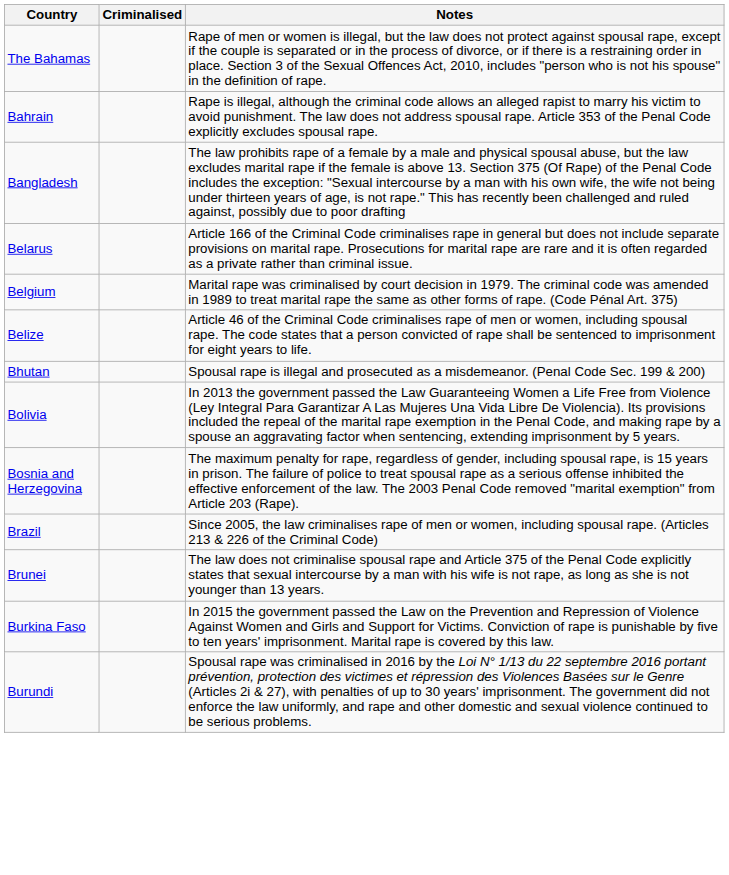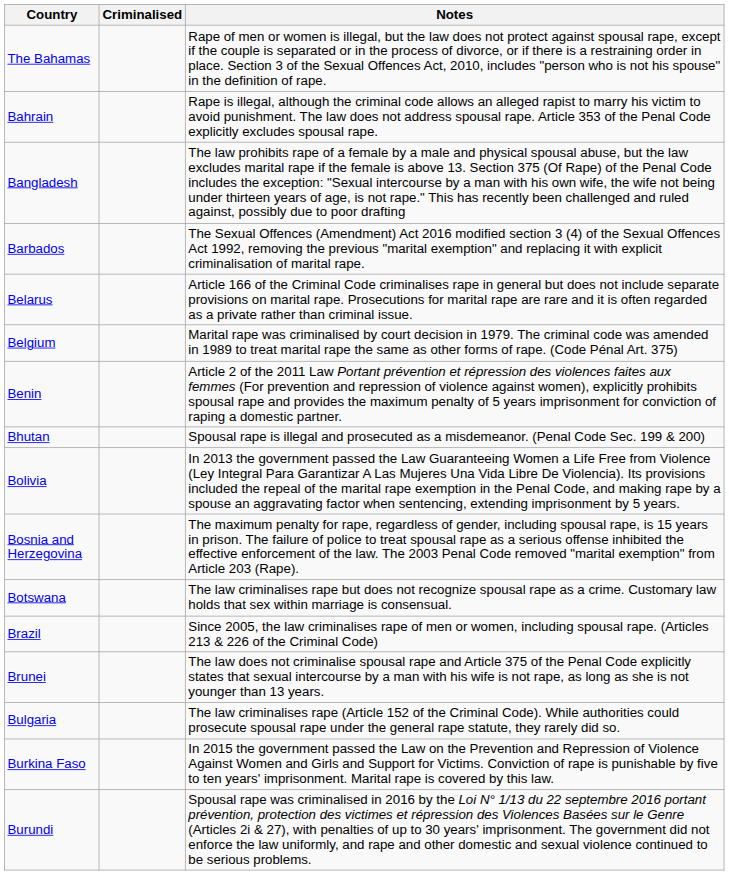+ row: (36, 248)
- row: (26, 335)
+ row: (24, 394)
+ row: (37, 597)
+ row: (32, 720)
